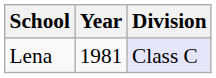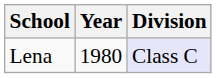(101, 55) 1981 -> (101, 55) 1980
